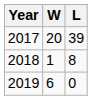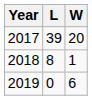columns swapped: (54, 15) <-> (76, 15)
